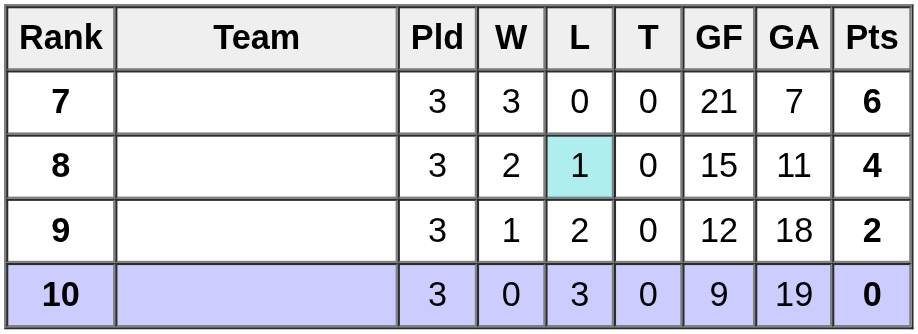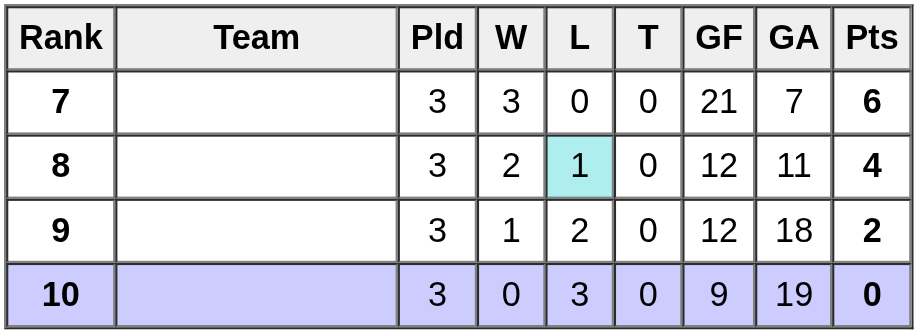(719, 166) 15 -> (719, 166) 12
